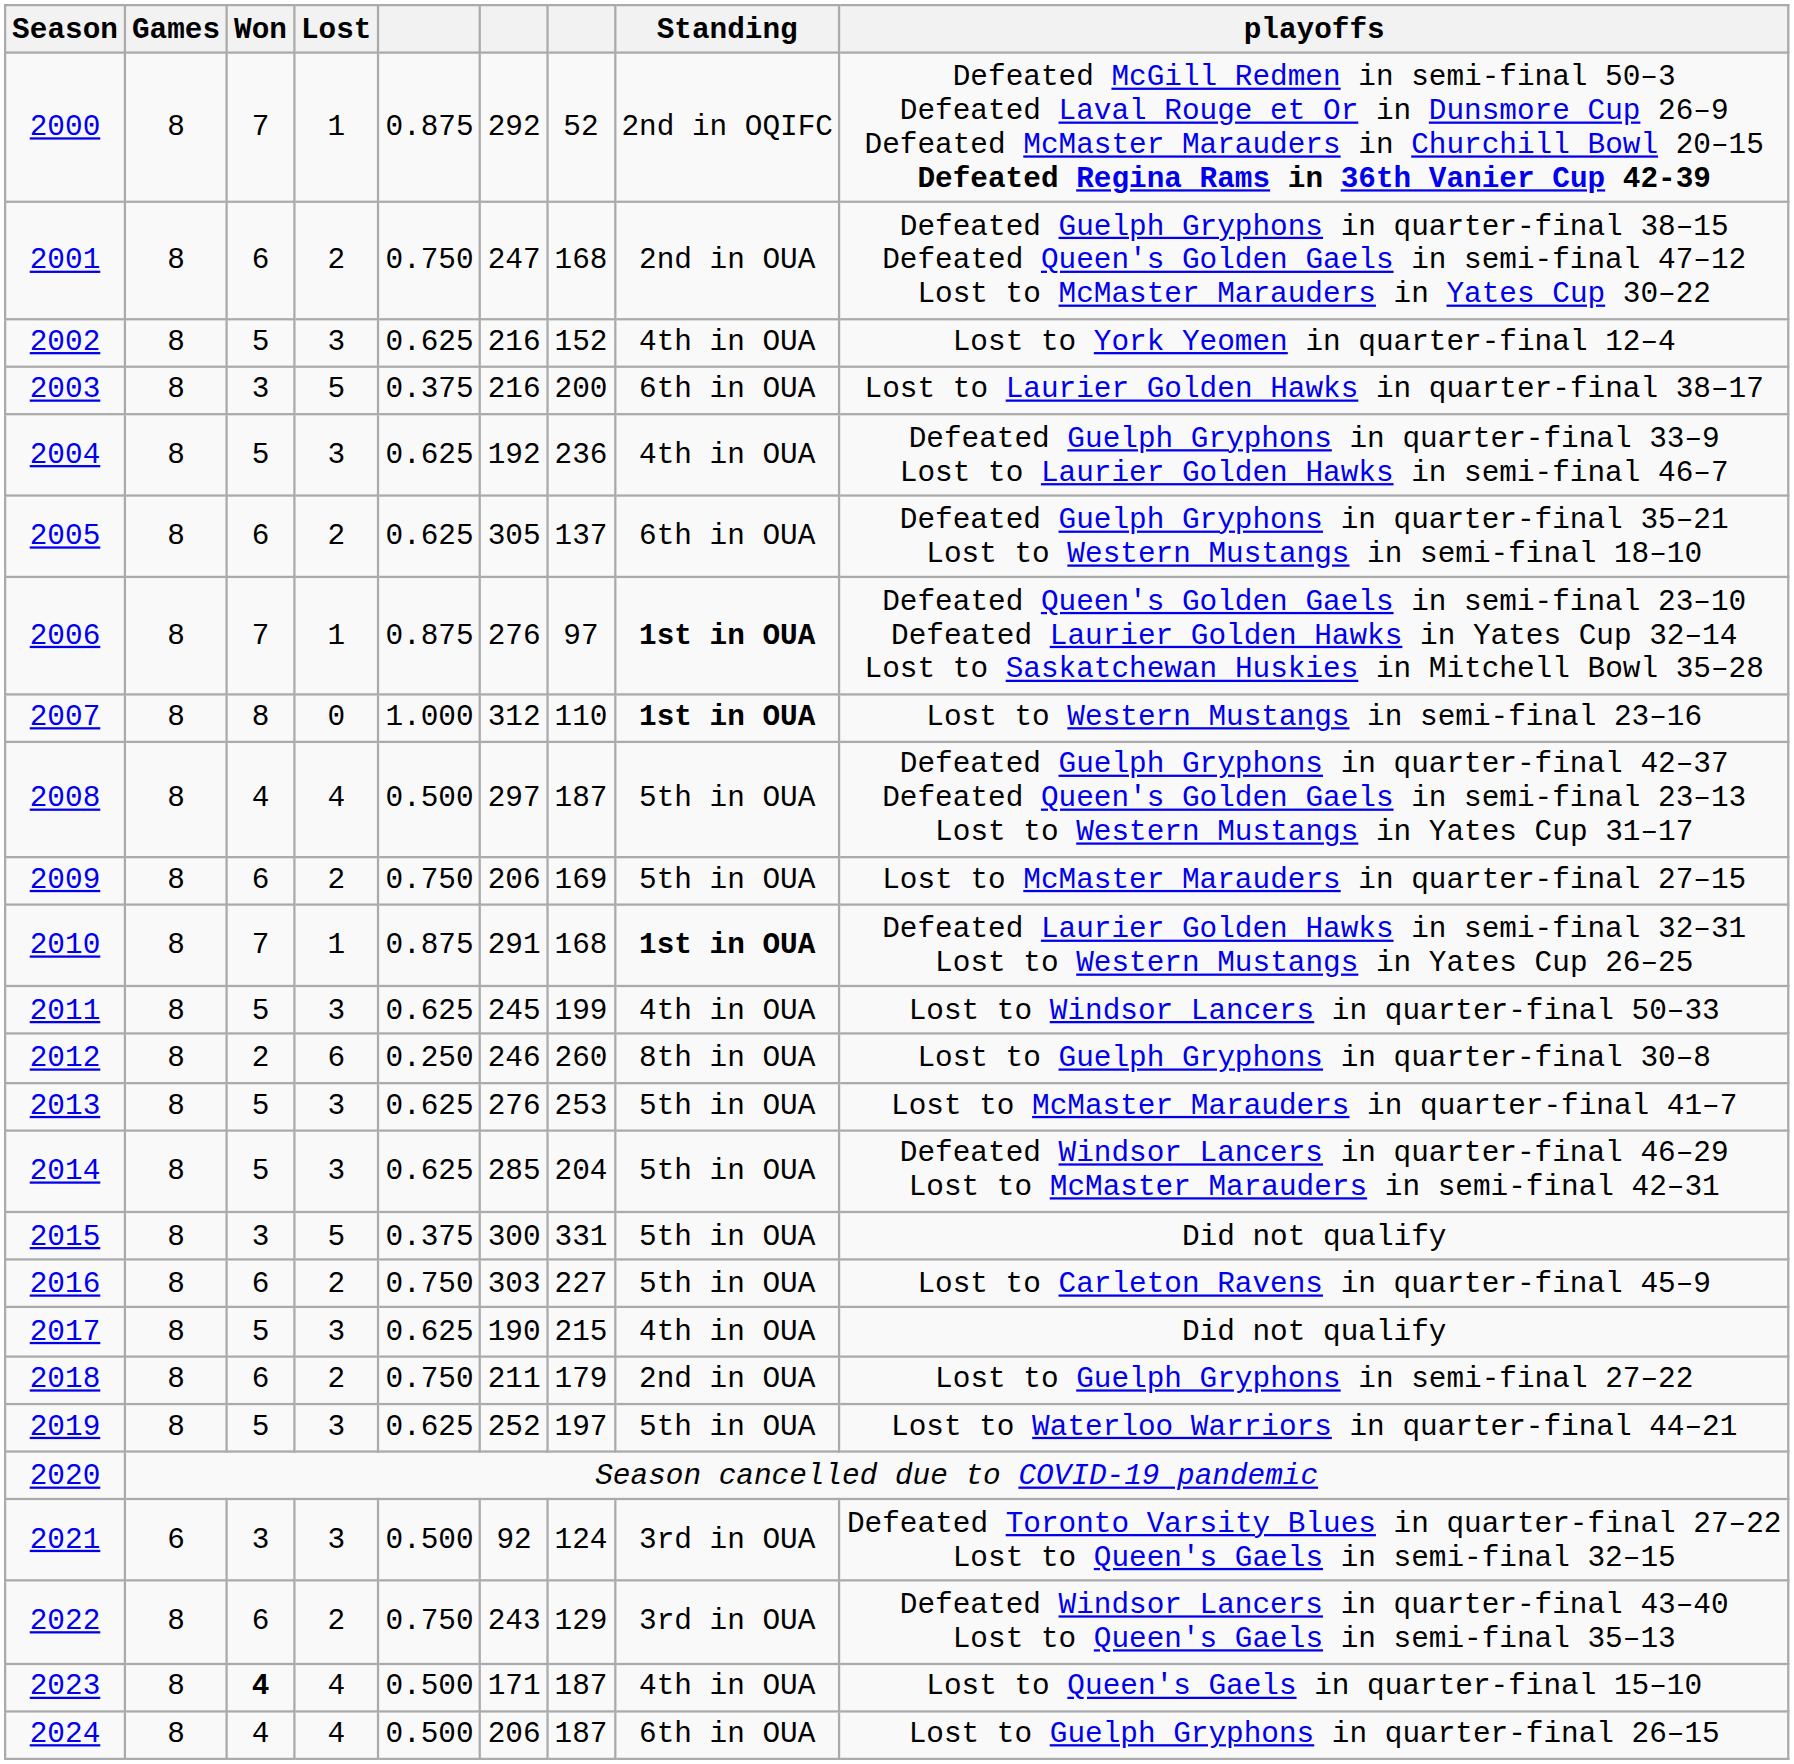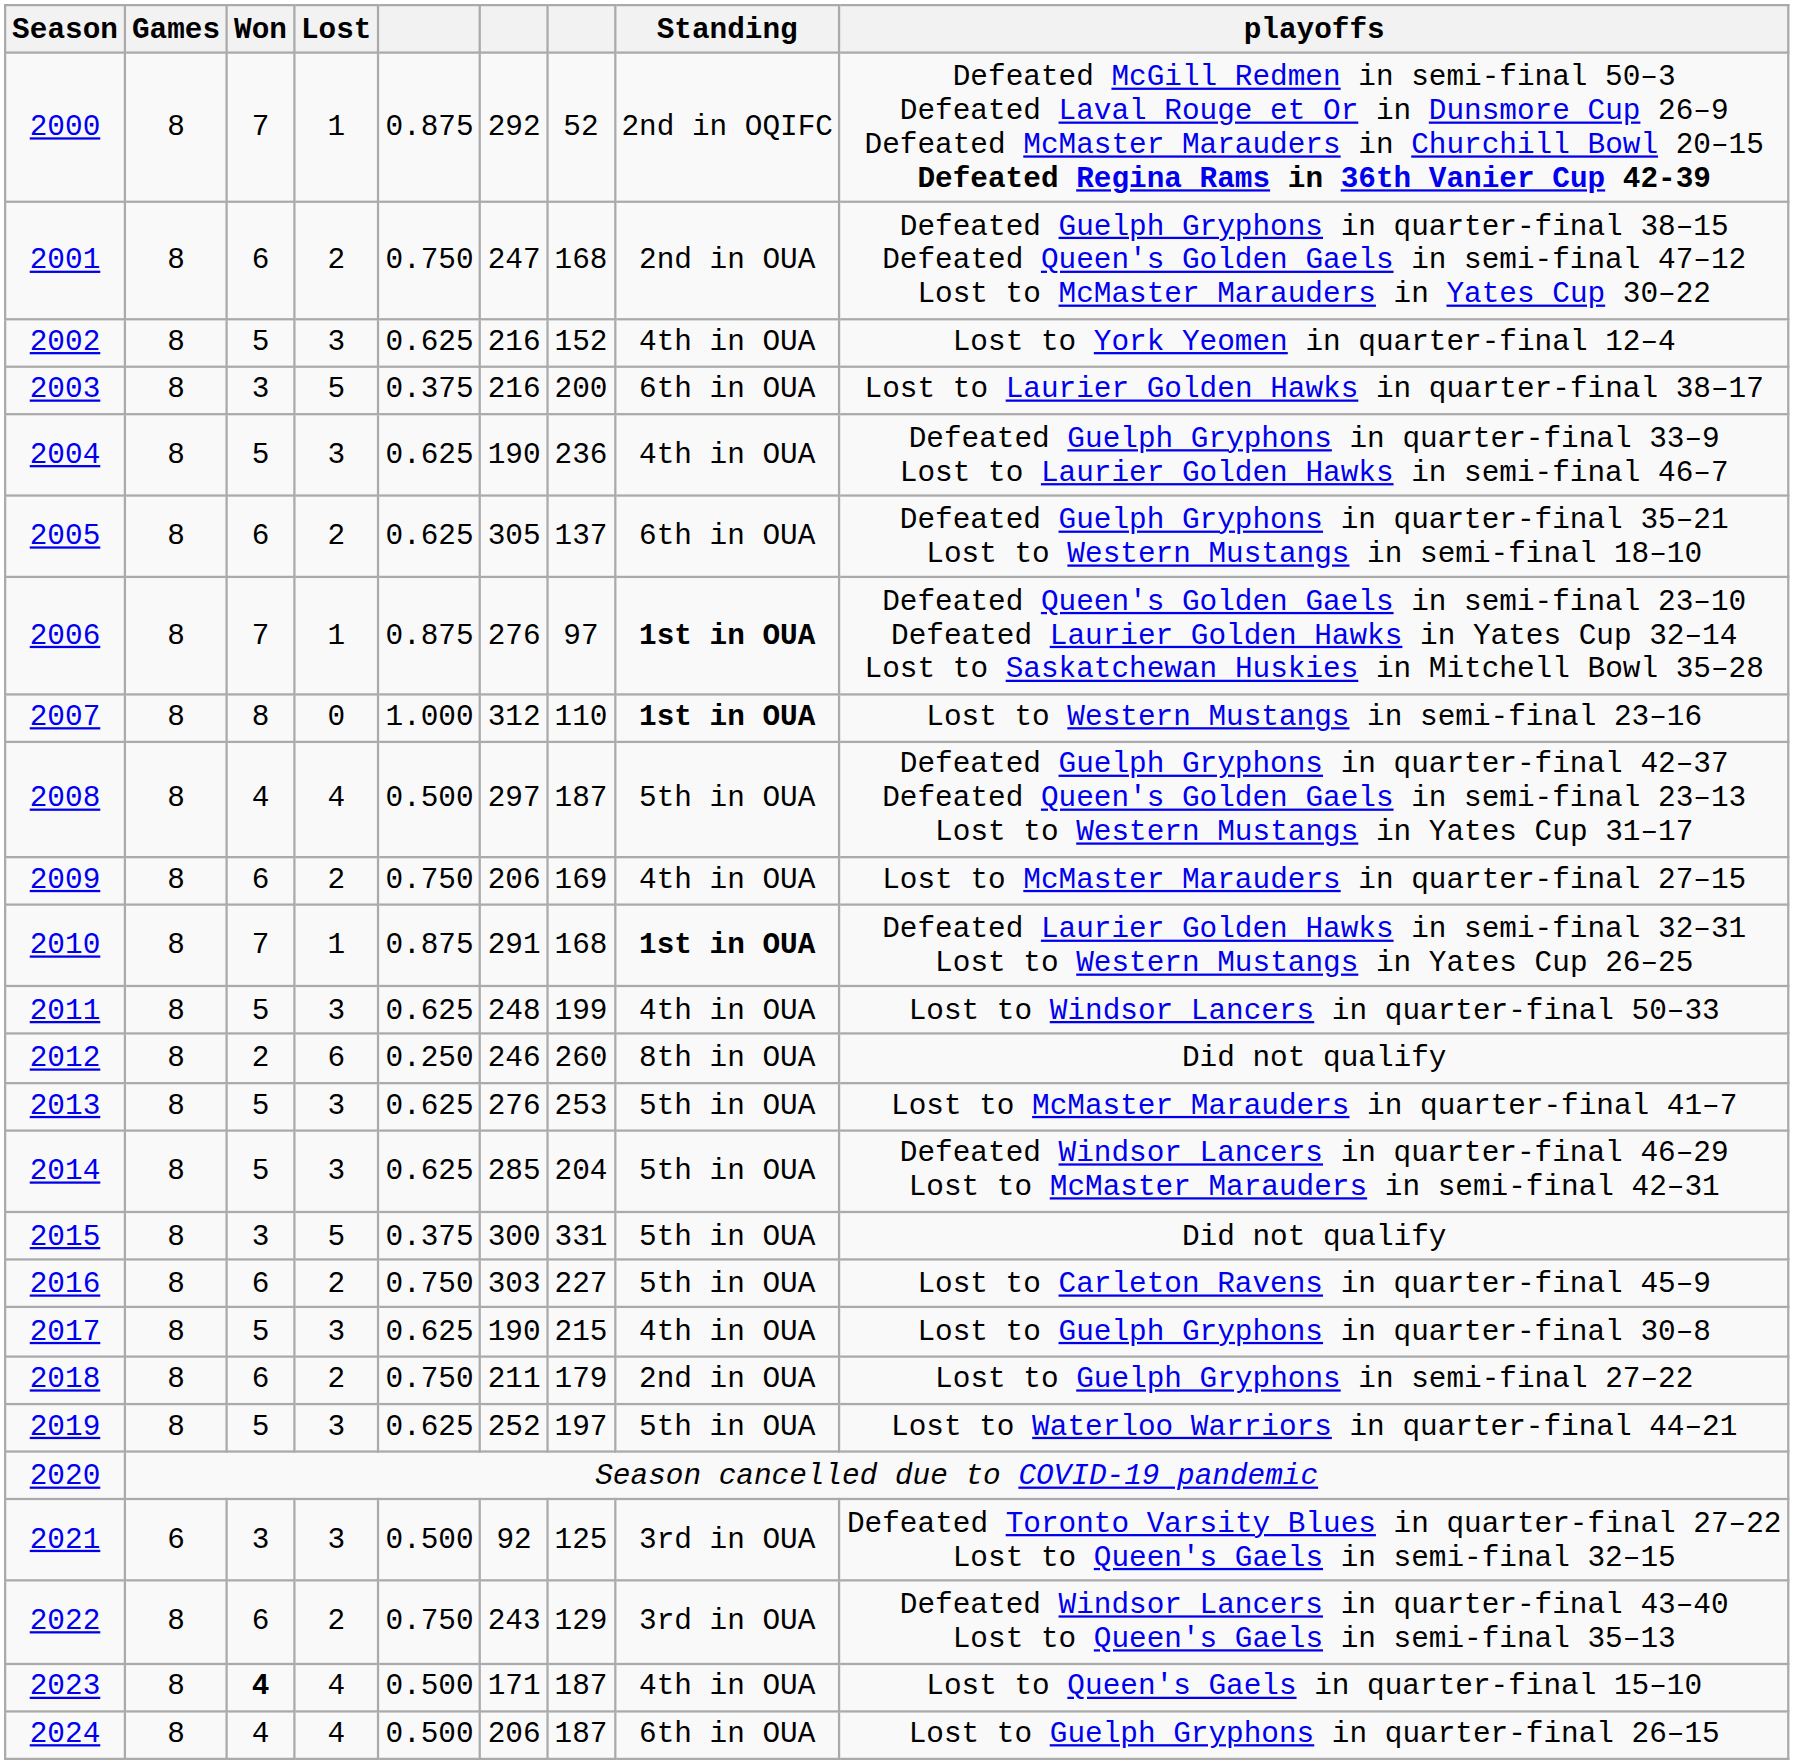(514, 455) 192 -> (514, 455) 190
(727, 881) 5th in OUA -> (727, 881) 4th in OUA
(514, 1010) 245 -> (514, 1010) 248
(1314, 1058) Lost to Guelph Gryphons in quarter-final 30–8 -> (1314, 1058) Did not qualify
(1314, 1332) Did not qualify -> (1314, 1332) Lost to Guelph Gryphons in quarter-final 30–8
(581, 1540) 124 -> (581, 1540) 125
